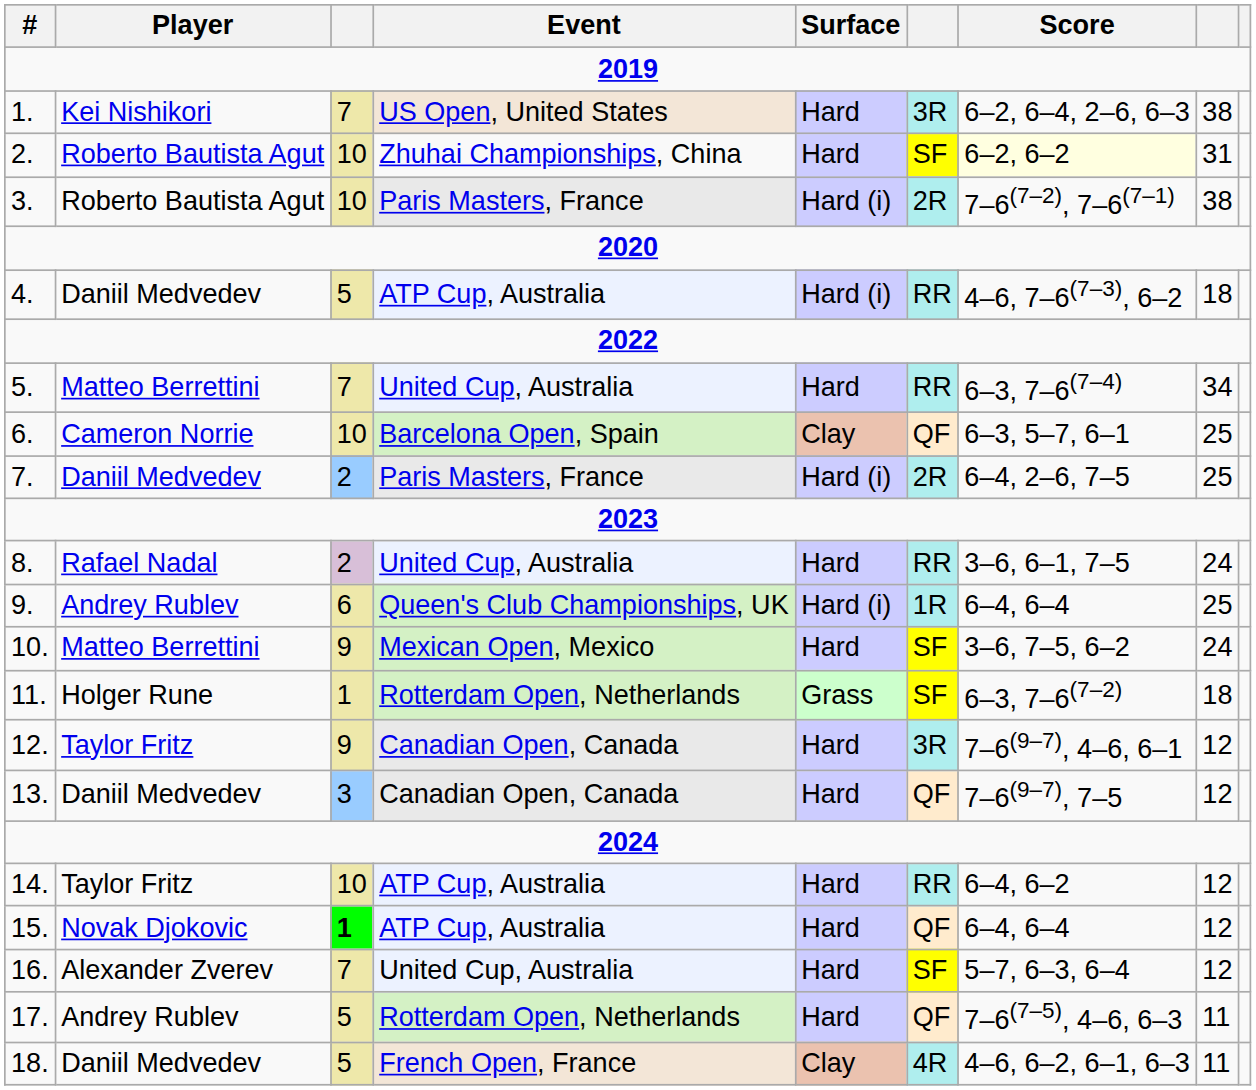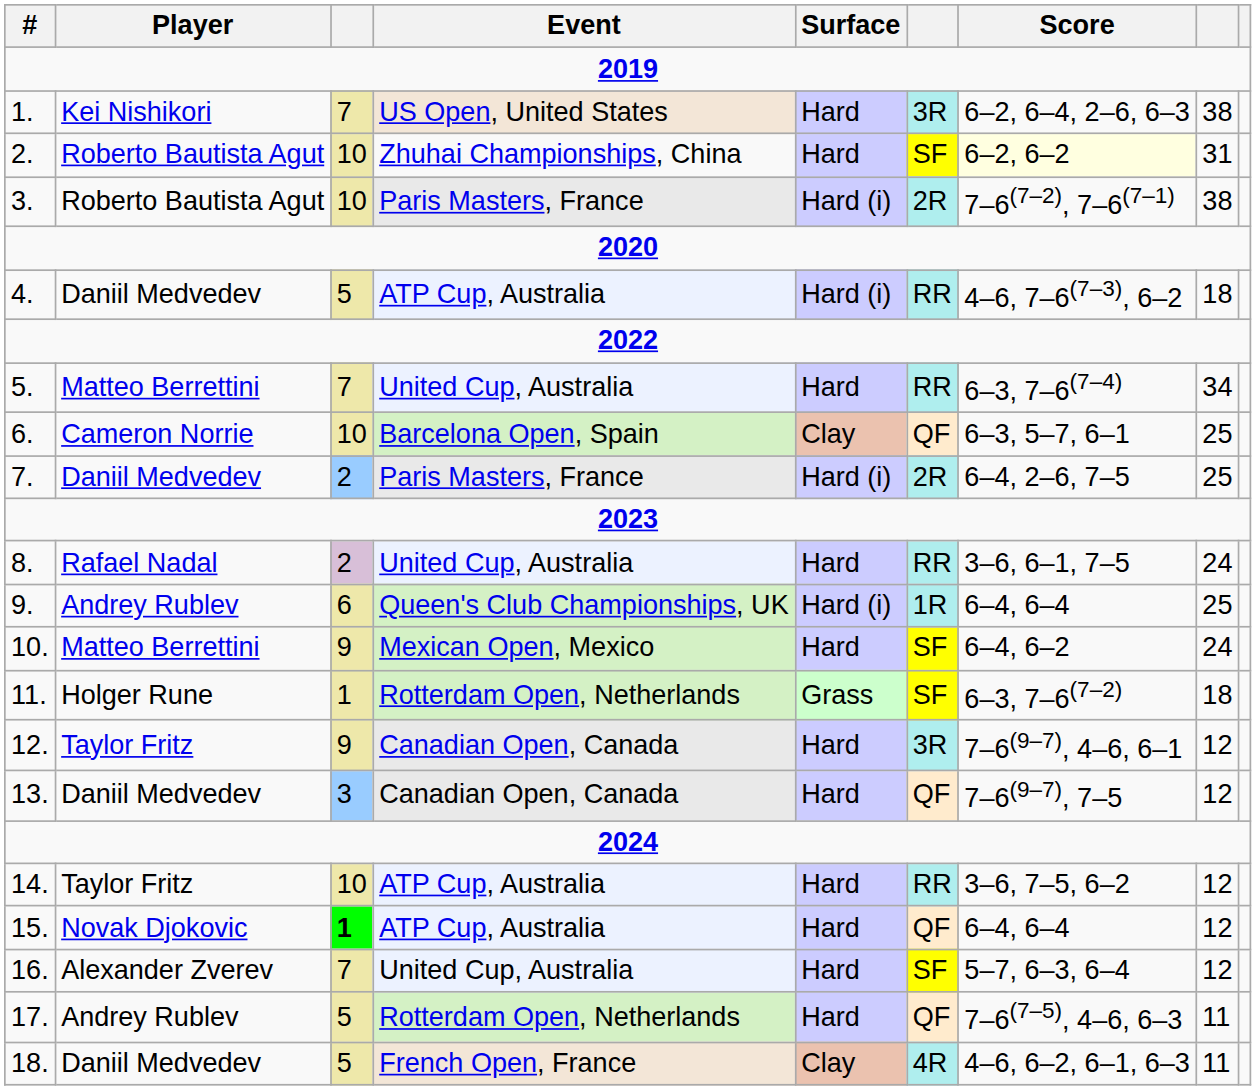(1047, 648) 3–6, 7–5, 6–2 -> (1017, 648) 6–4, 6–2
(1017, 884) 6–4, 6–2 -> (1047, 884) 3–6, 7–5, 6–2
